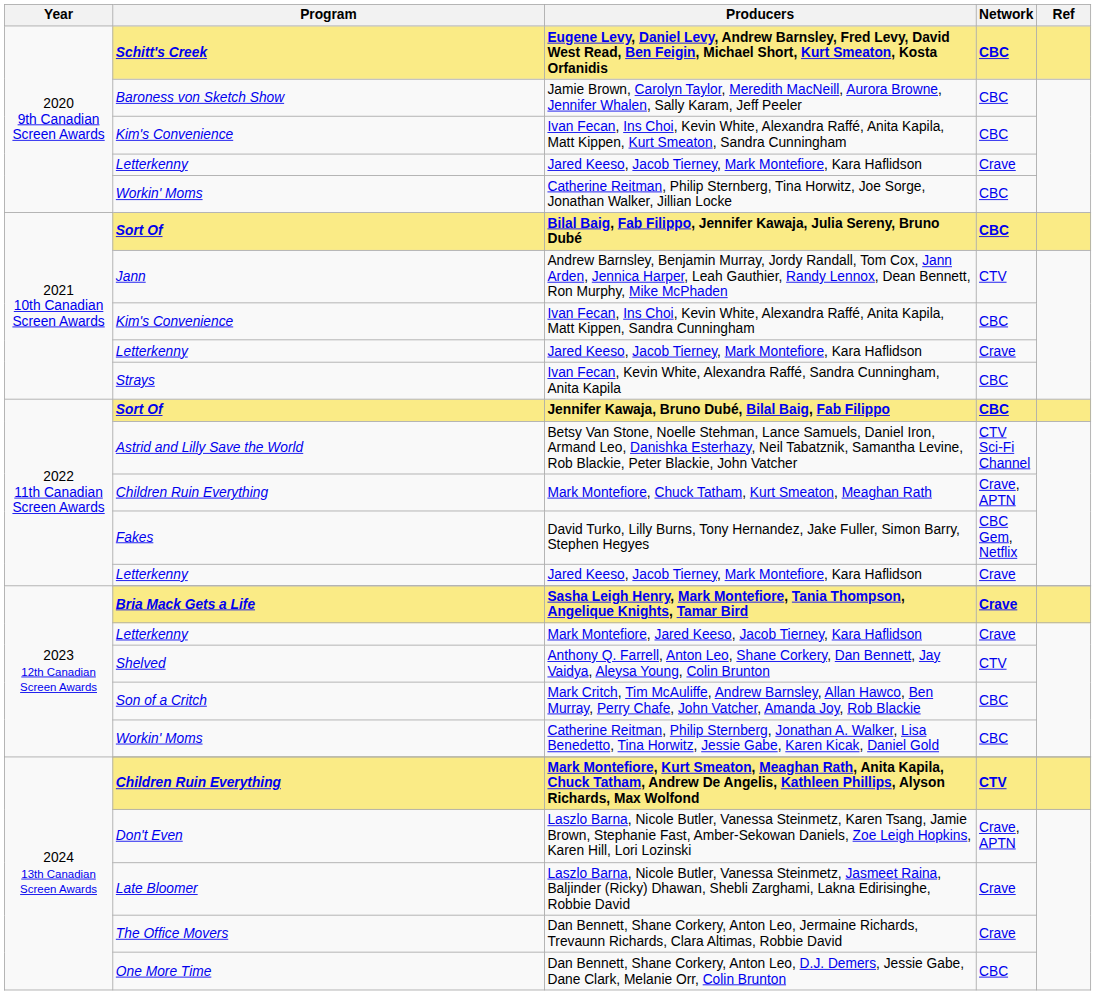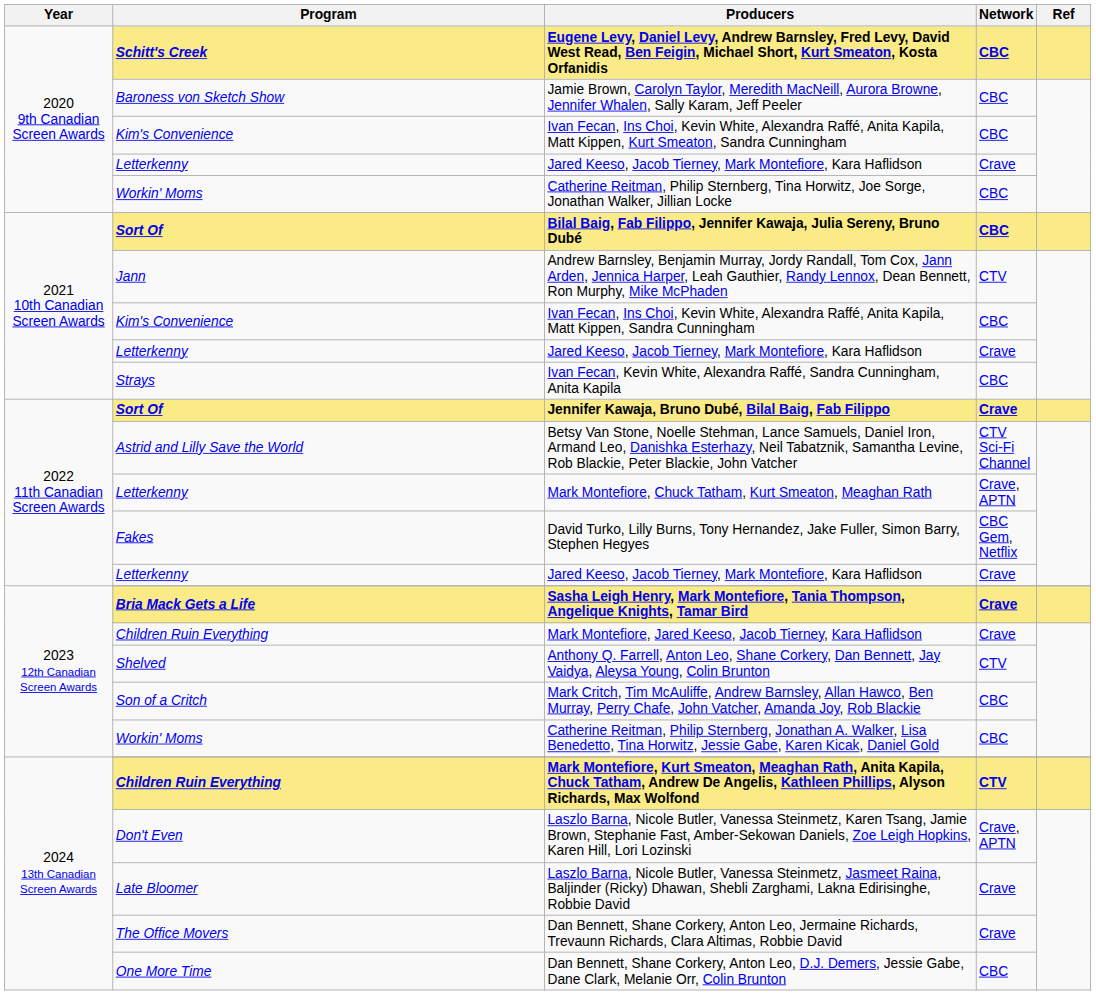(994, 410) CBC -> (998, 410) Crave
(192, 492) Children Ruin Everything -> (152, 492) Letterkenny
(152, 634) Letterkenny -> (192, 634) Children Ruin Everything
